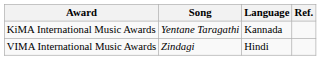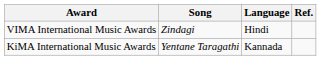rows swapped: (81, 47) <-> (81, 30)
